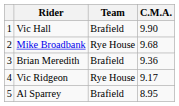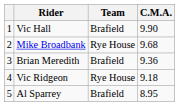(149, 77) 9.17 -> (149, 77) 9.18
